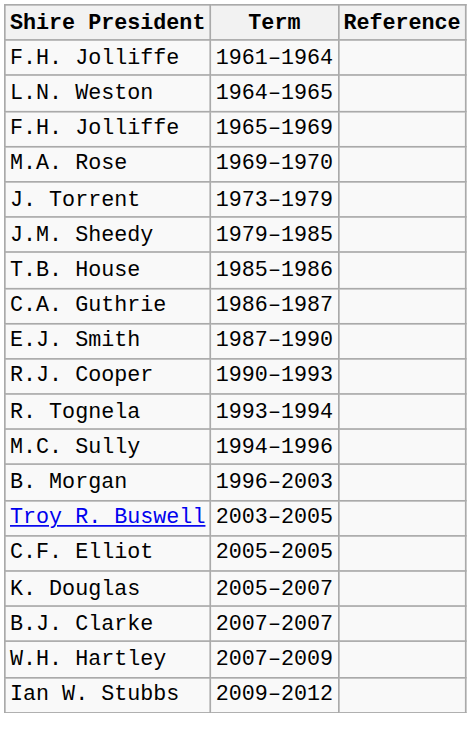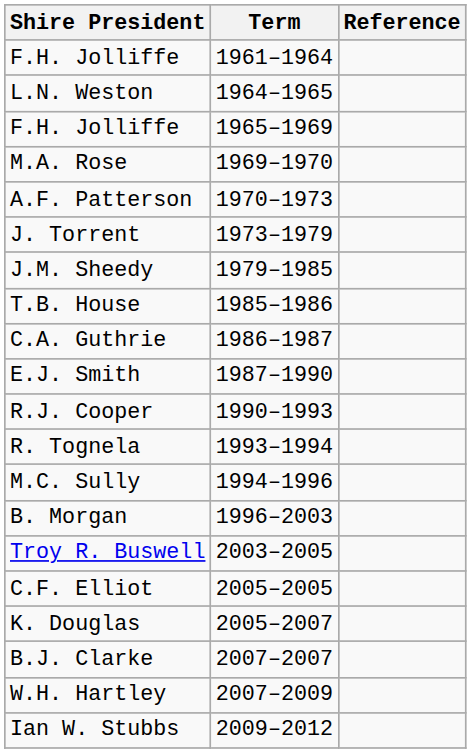+ row: (101, 199)
